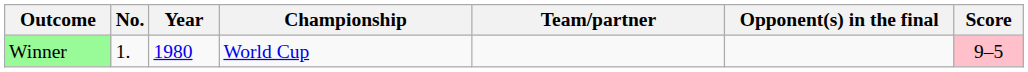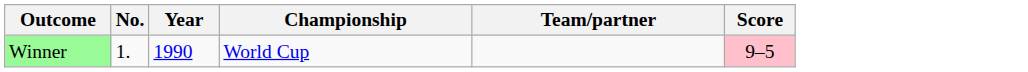- column: (839, 19)
(173, 50) 1980 -> (173, 50) 1990
